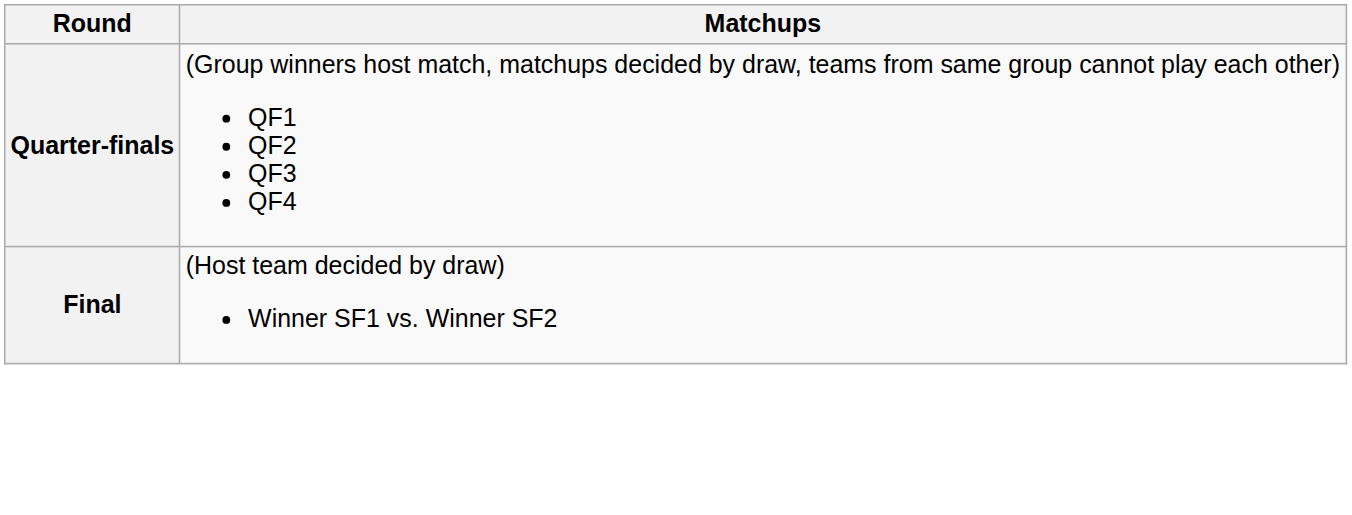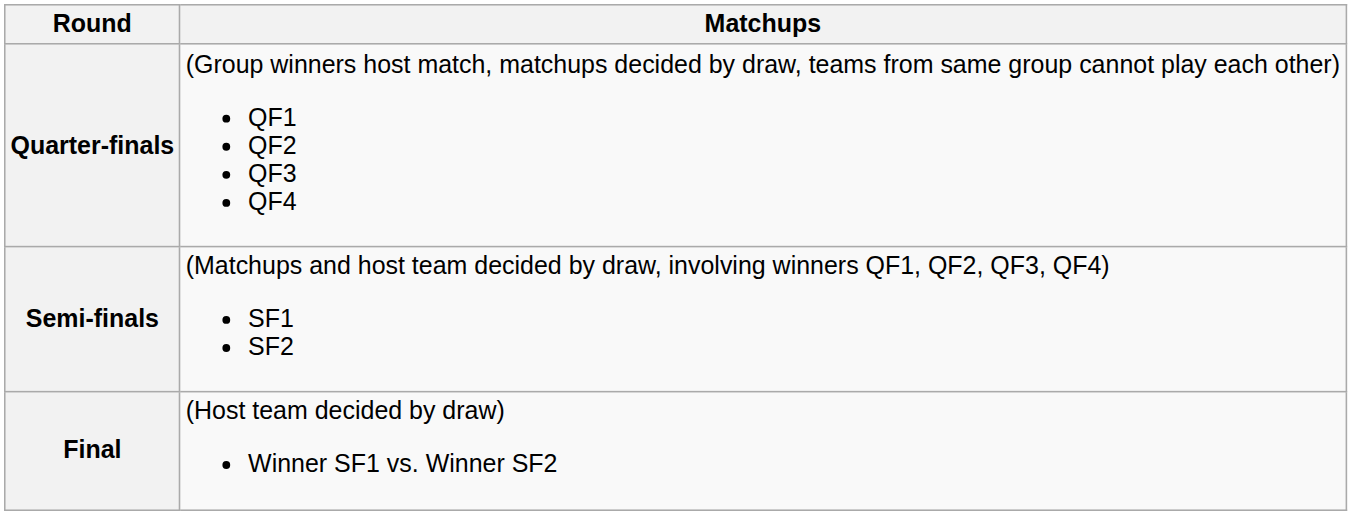+ row: (92, 318)
